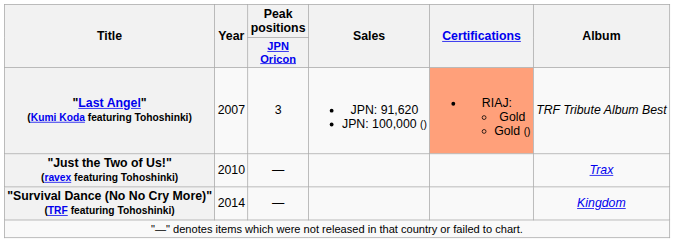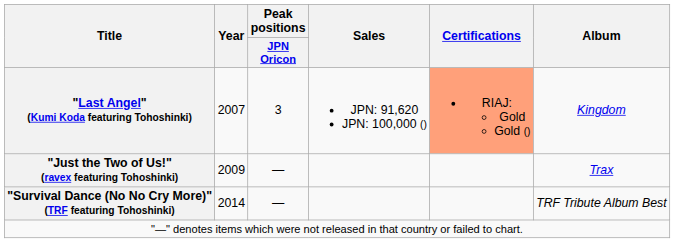(601, 110) TRF Tribute Album Best -> (601, 110) Kingdom
(231, 170) 2010 -> (231, 170) 2009
(601, 203) Kingdom -> (601, 203) TRF Tribute Album Best
